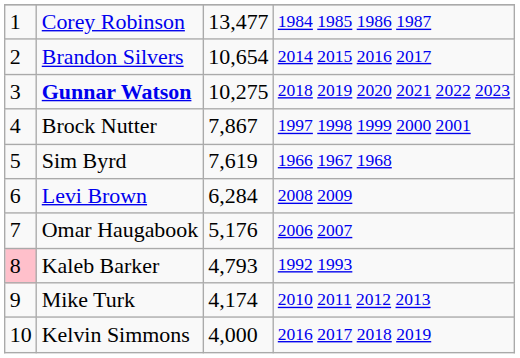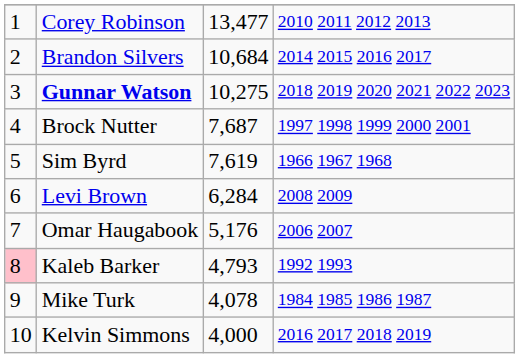(355, 21) 1984 1985 1986 1987 -> (354, 21) 2010 2011 2012 2013
(238, 56) 10,654 -> (238, 56) 10,684
(233, 126) 7,867 -> (233, 126) 7,687
(233, 299) 4,174 -> (233, 299) 4,078
(354, 299) 2010 2011 2012 2013 -> (355, 299) 1984 1985 1986 1987
